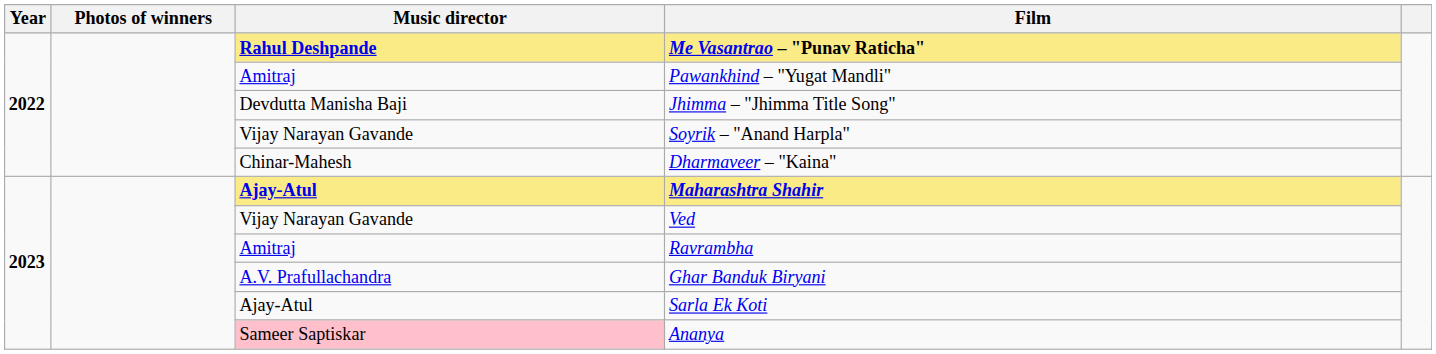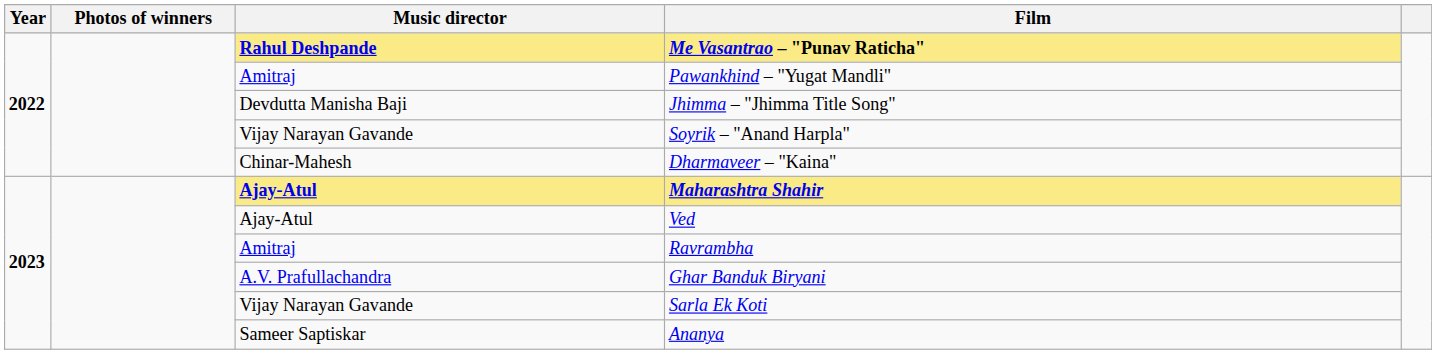(326, 219) Vijay Narayan Gavande -> (276, 219) Ajay-Atul
(276, 305) Ajay-Atul -> (326, 305) Vijay Narayan Gavande
(302, 334) pink background -> (302, 334) no background
